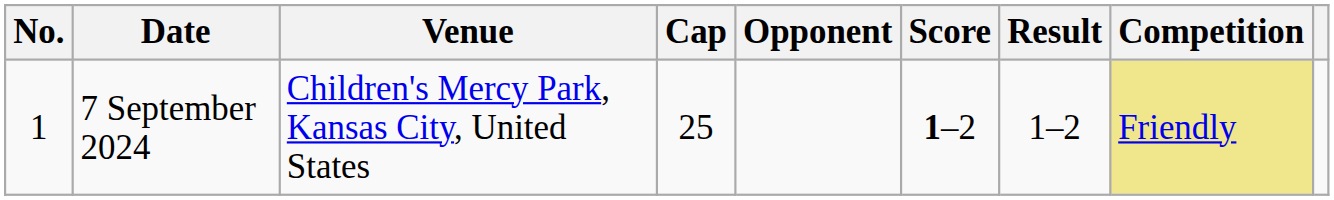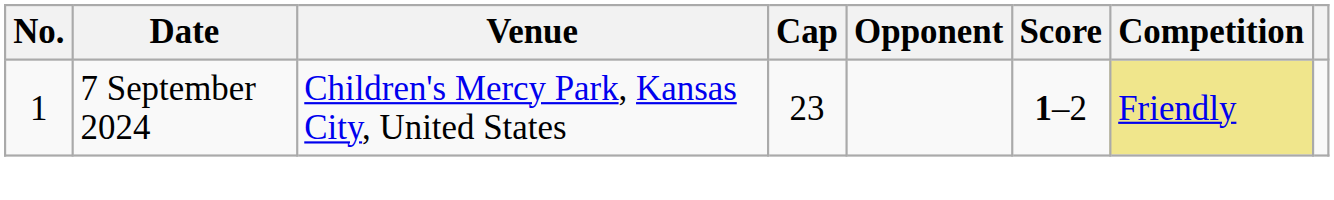- column: (1055, 32)
(696, 126) 25 -> (807, 107) 23
